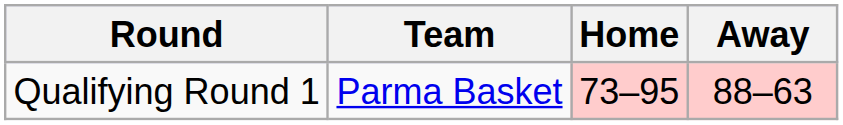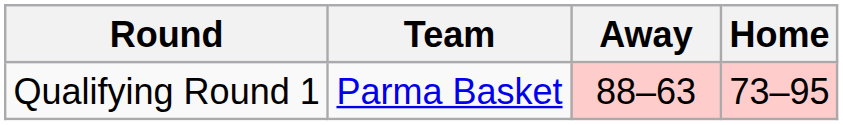columns swapped: (629, 34) <-> (763, 34)
